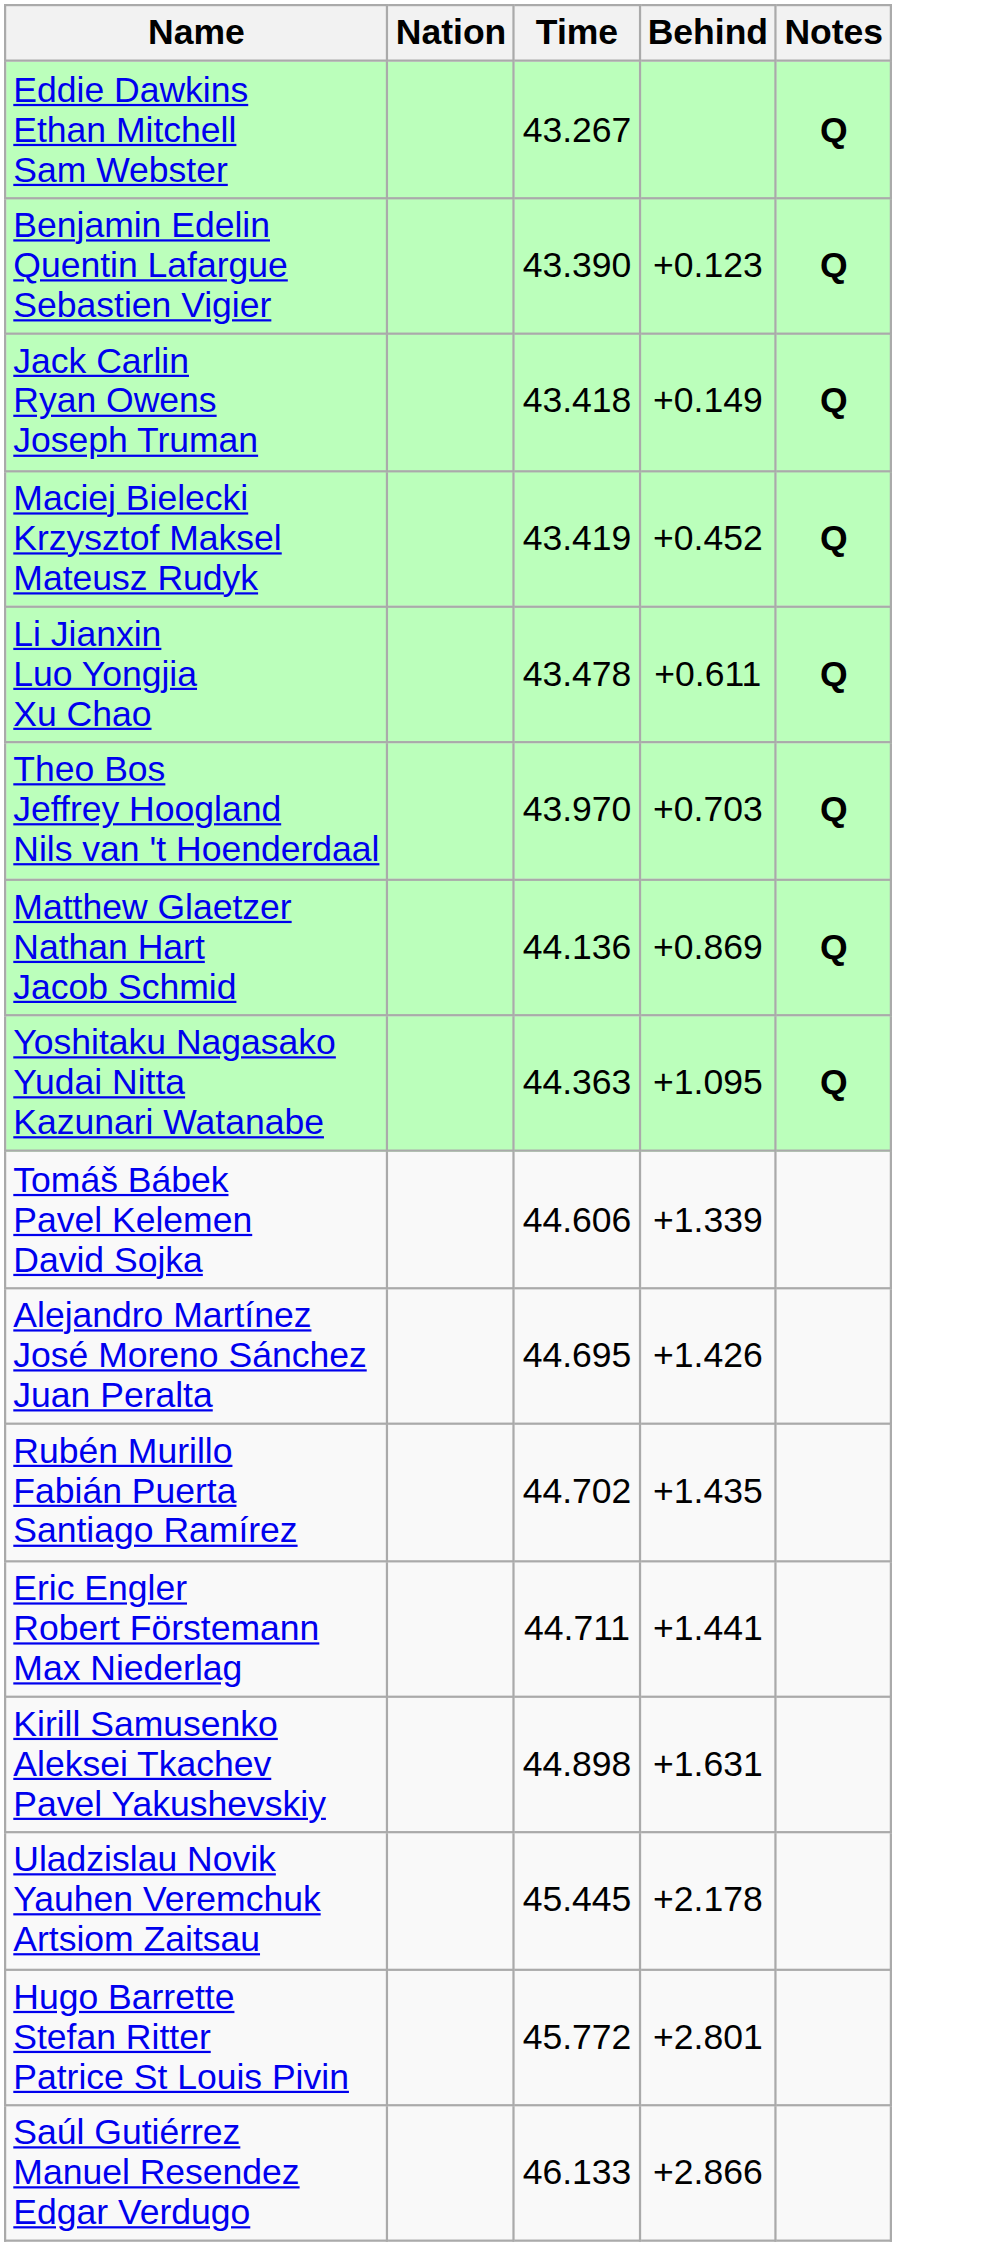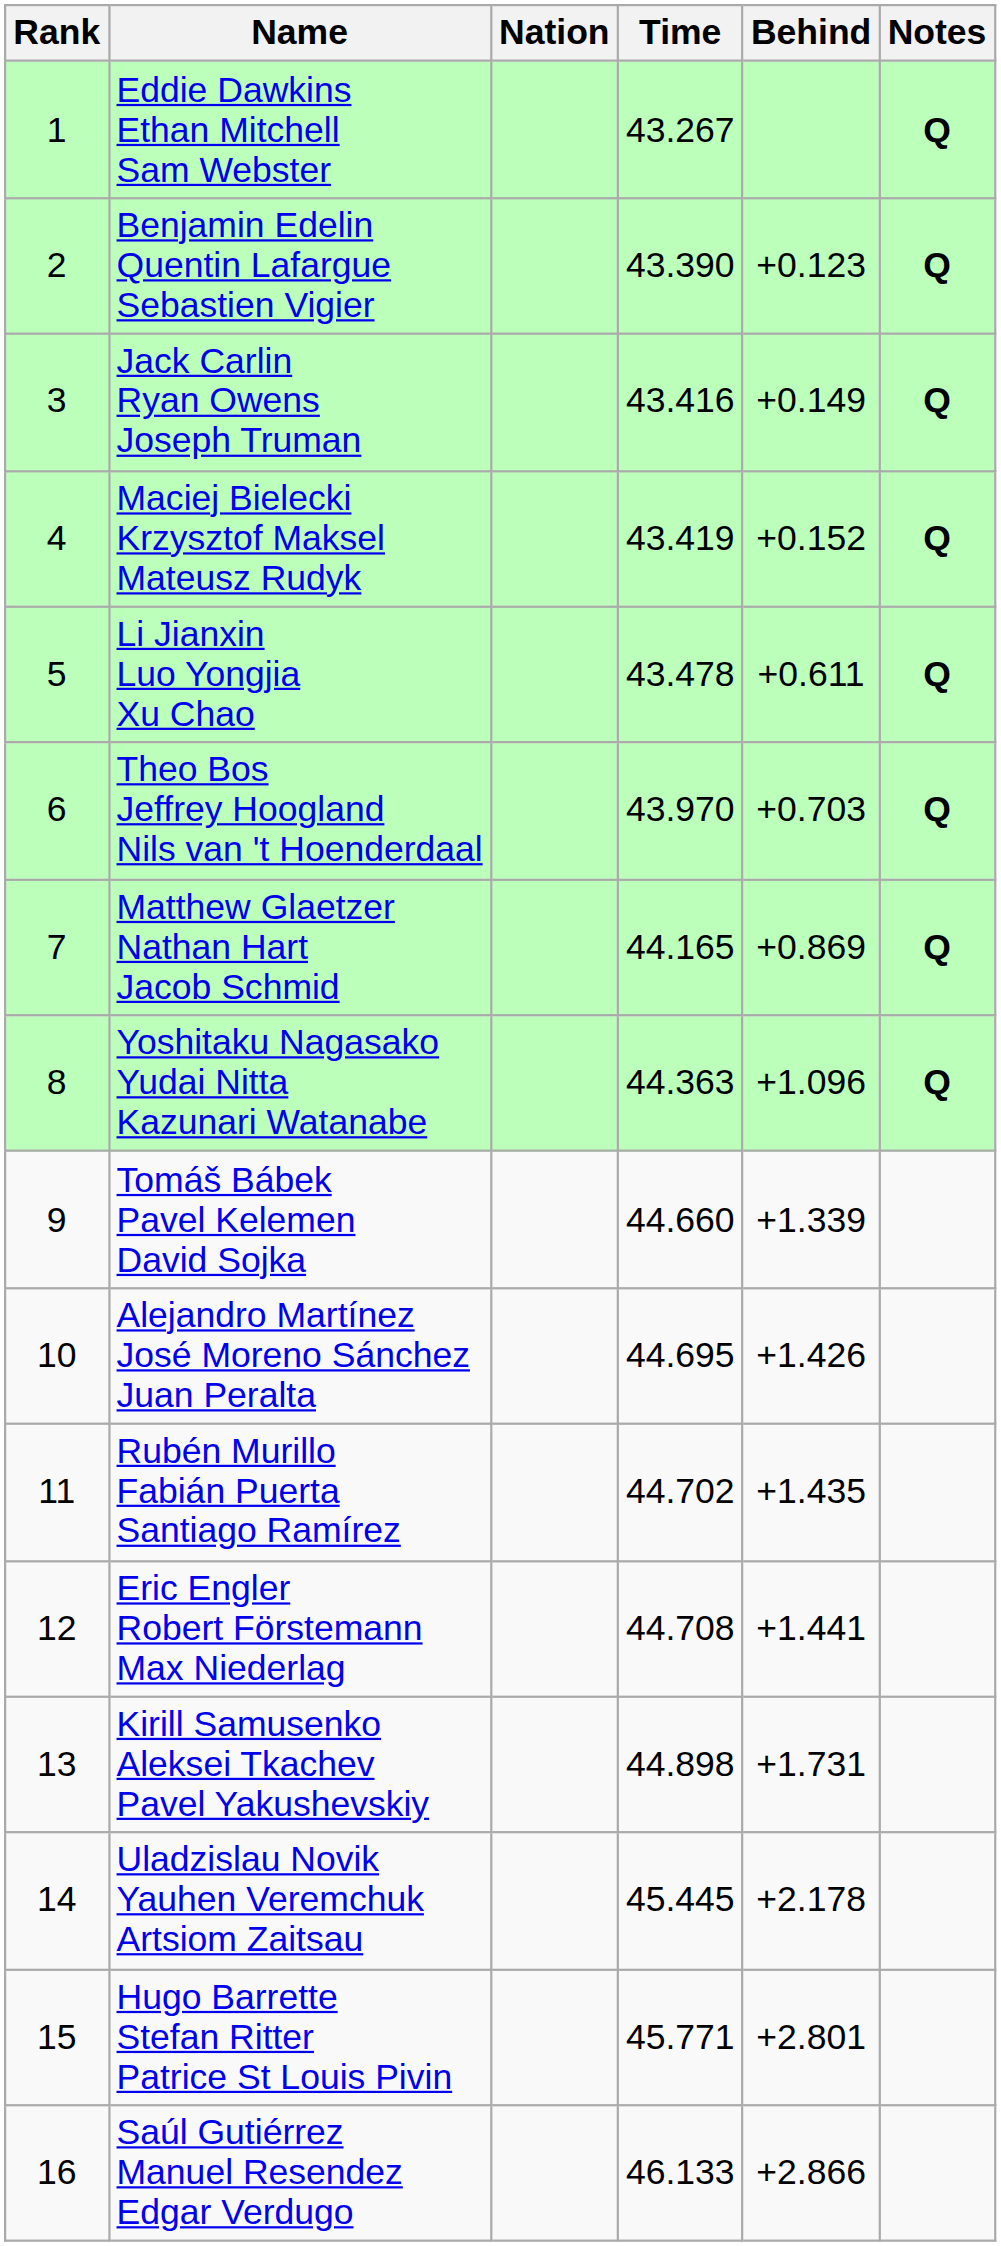+ column: (57, 32)
(577, 401) 43.418 -> (680, 401) 43.416
(708, 537) +0.452 -> (811, 537) +0.152
(577, 946) 44.136 -> (680, 946) 44.165
(708, 1082) +1.095 -> (811, 1082) +1.096
(577, 1218) 44.606 -> (680, 1218) 44.660
(577, 1627) 44.711 -> (680, 1627) 44.708
(708, 1763) +1.631 -> (811, 1763) +1.731
(577, 2036) 45.772 -> (680, 2036) 45.771
